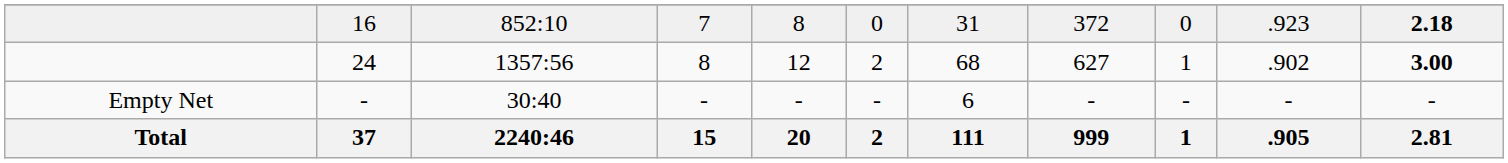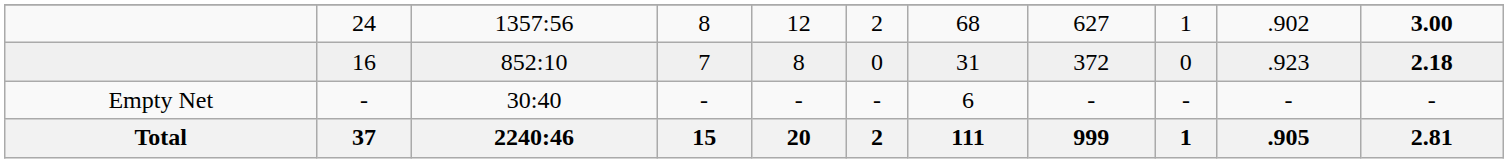rows swapped: (364, 61) <-> (364, 23)
